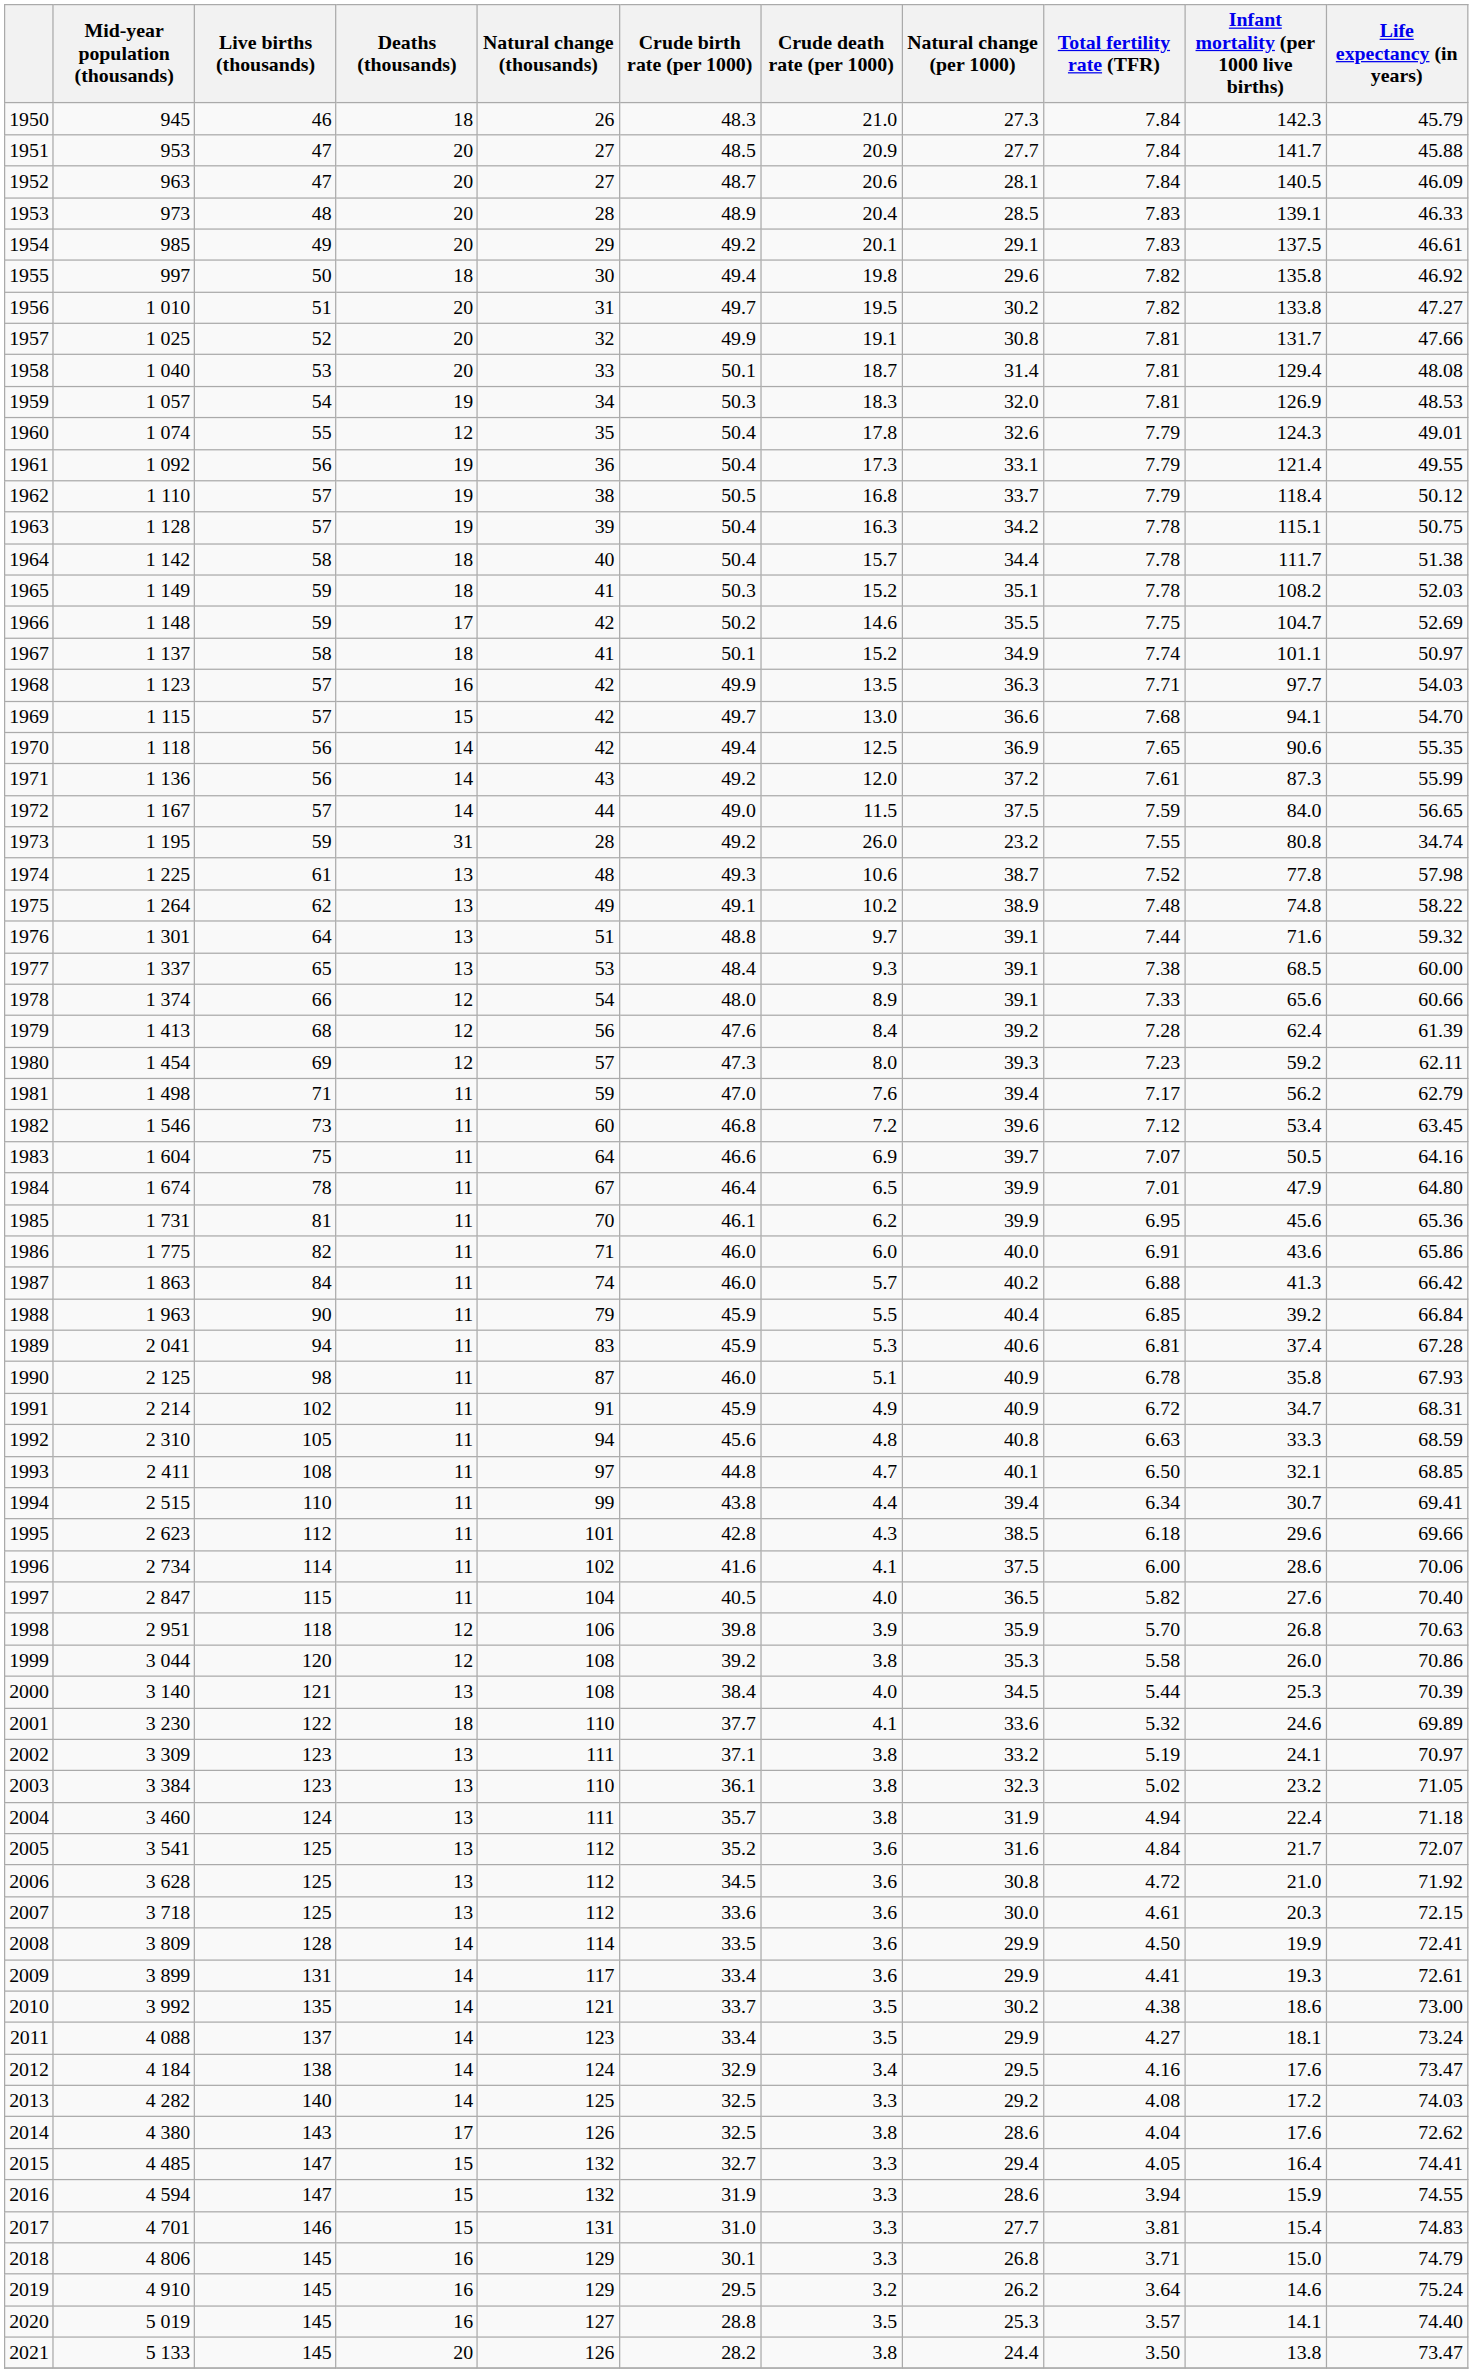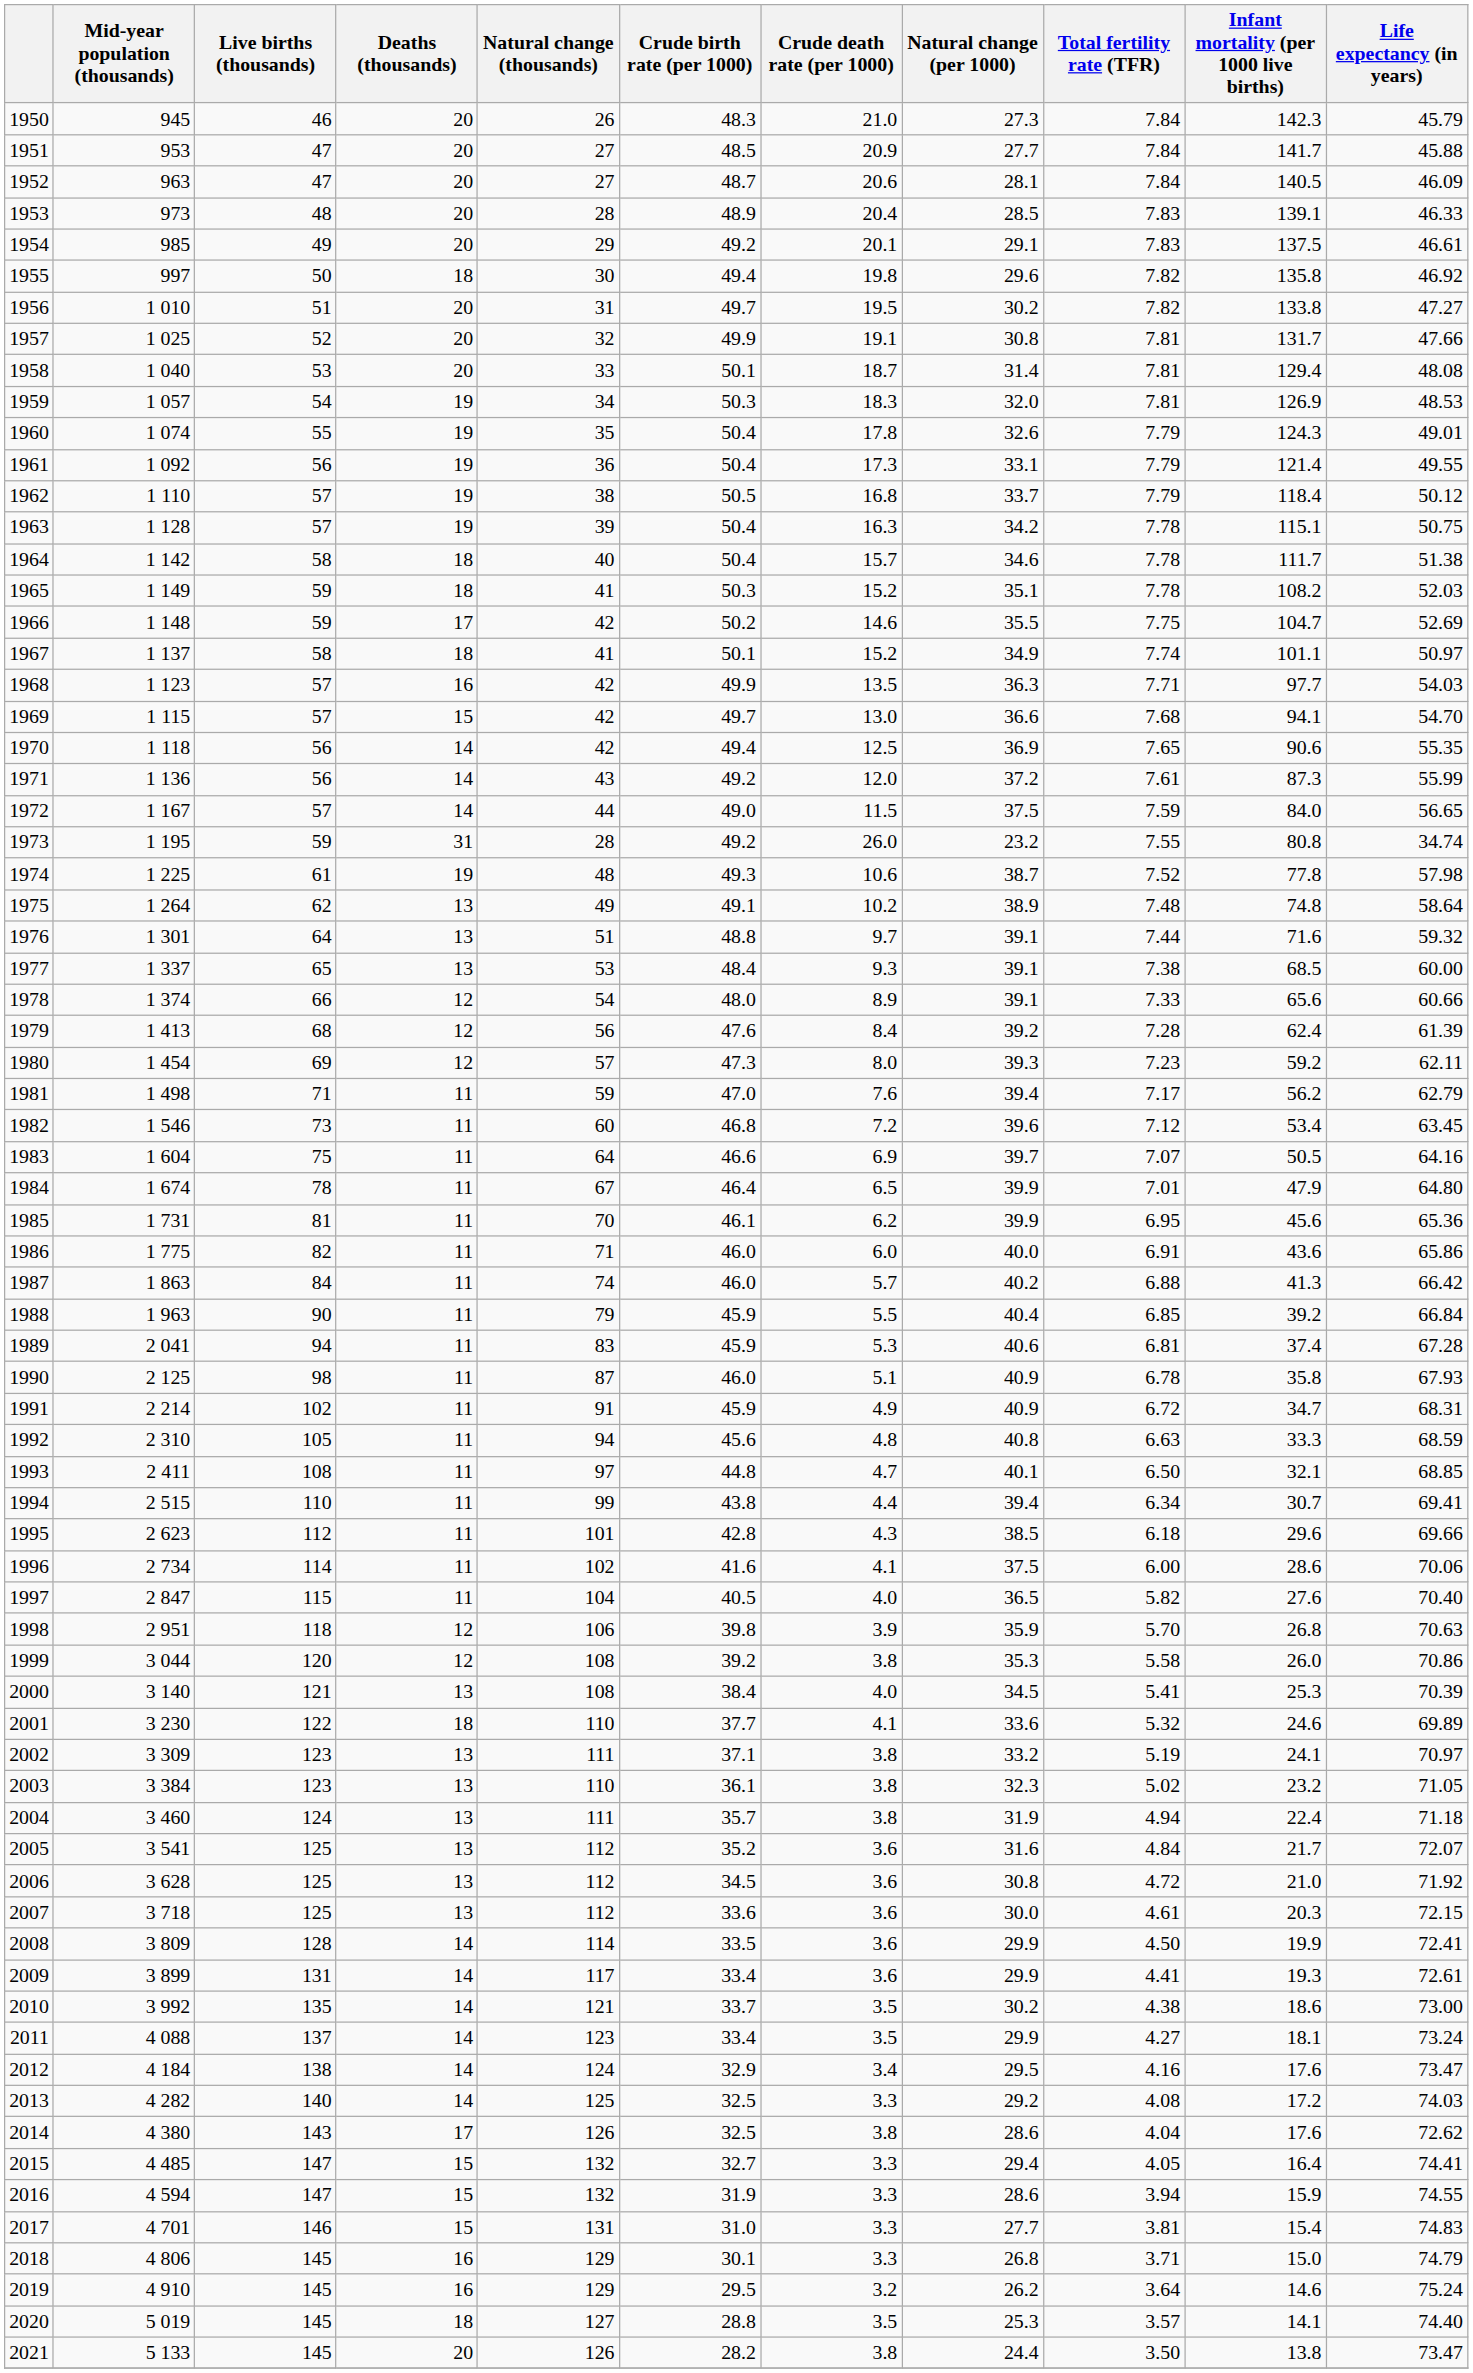(458, 118) 18 -> (458, 118) 20
(458, 433) 12 -> (458, 433) 19
(1021, 559) 34.4 -> (1021, 559) 34.6
(458, 873) 13 -> (458, 873) 19
(1441, 905) 58.22 -> (1441, 905) 58.64
(1163, 1691) 5.44 -> (1163, 1691) 5.41
(458, 2321) 16 -> (458, 2321) 18
